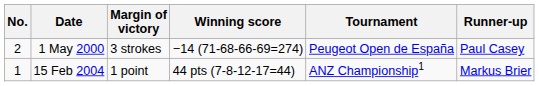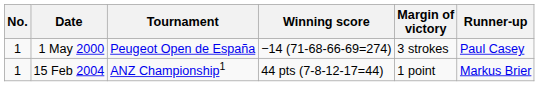columns swapped: (382, 22) <-> (139, 22)
(17, 49) 2 -> (17, 49) 1
